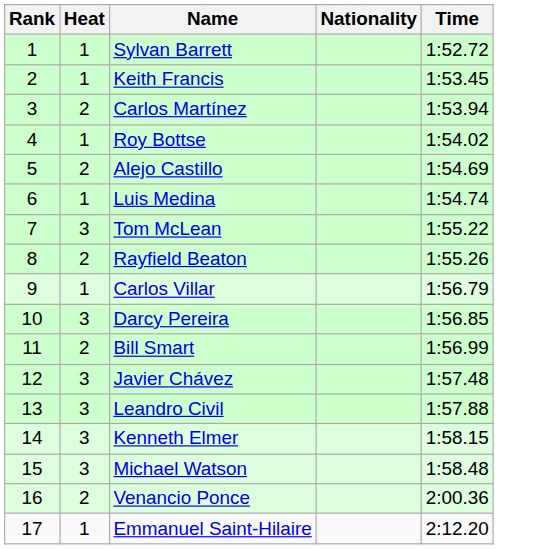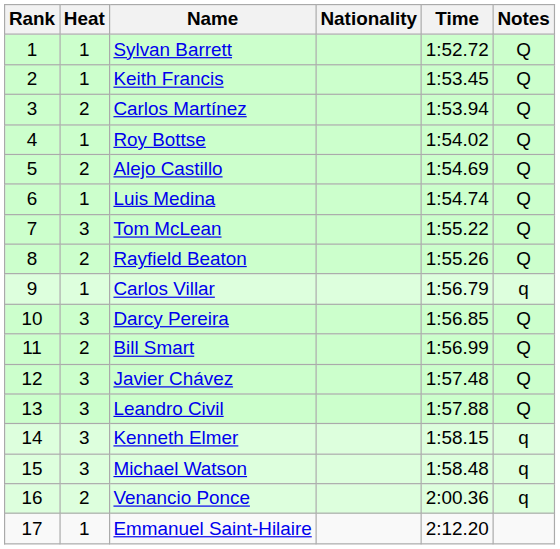+ column: (524, 19)
